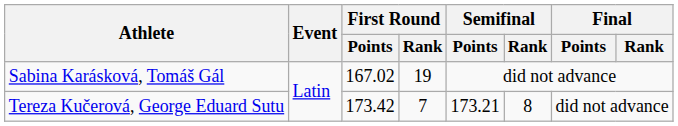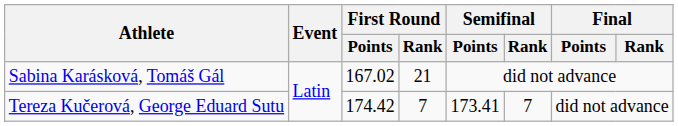(423, 76) 19 -> (423, 76) 21
(370, 106) 173.42 -> (370, 106) 174.42
(475, 106) 173.21 -> (475, 106) 173.41
(528, 106) 8 -> (528, 106) 7
